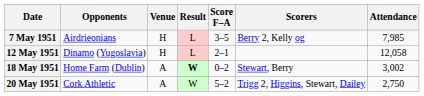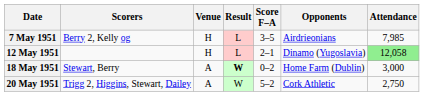columns swapped: (104, 17) <-> (301, 17)
(393, 53) no background -> (393, 53) lightgreen background
(393, 68) 3,002 -> (393, 68) 3,000
